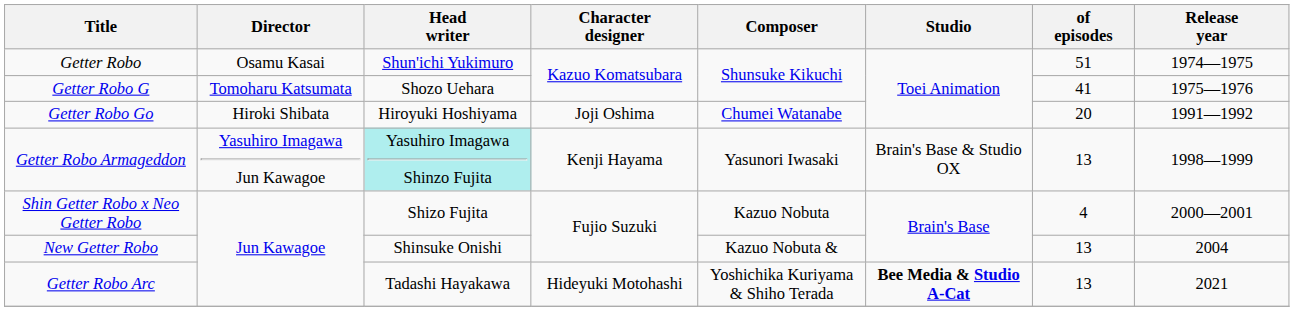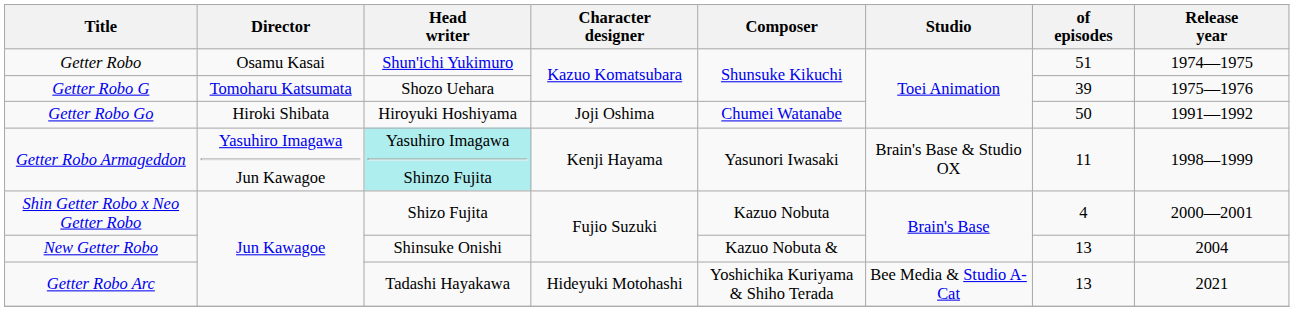(1083, 88) 41 -> (1083, 88) 39
(1083, 114) 20 -> (1083, 114) 50
(1083, 159) 13 -> (1083, 159) 11
(949, 283) bold -> (949, 283) normal
